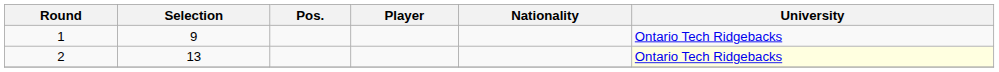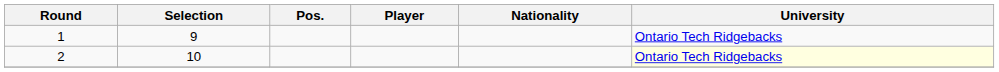(194, 57) 13 -> (194, 57) 10
